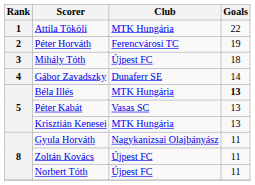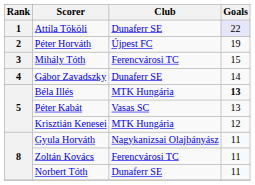(143, 28) MTK Hungária -> (137, 28) Dunaferr SE
(236, 28) no background -> (236, 28) lavender background
(145, 44) Ferencvárosi TC -> (132, 44) Újpest FC
(132, 60) Újpest FC -> (145, 60) Ferencvárosi TC
(236, 60) 18 -> (236, 60) 15
(236, 124) 13 -> (236, 124) 12
(132, 156) Újpest FC -> (145, 156) Ferencvárosi TC
(132, 172) Újpest FC -> (137, 172) Dunaferr SE
